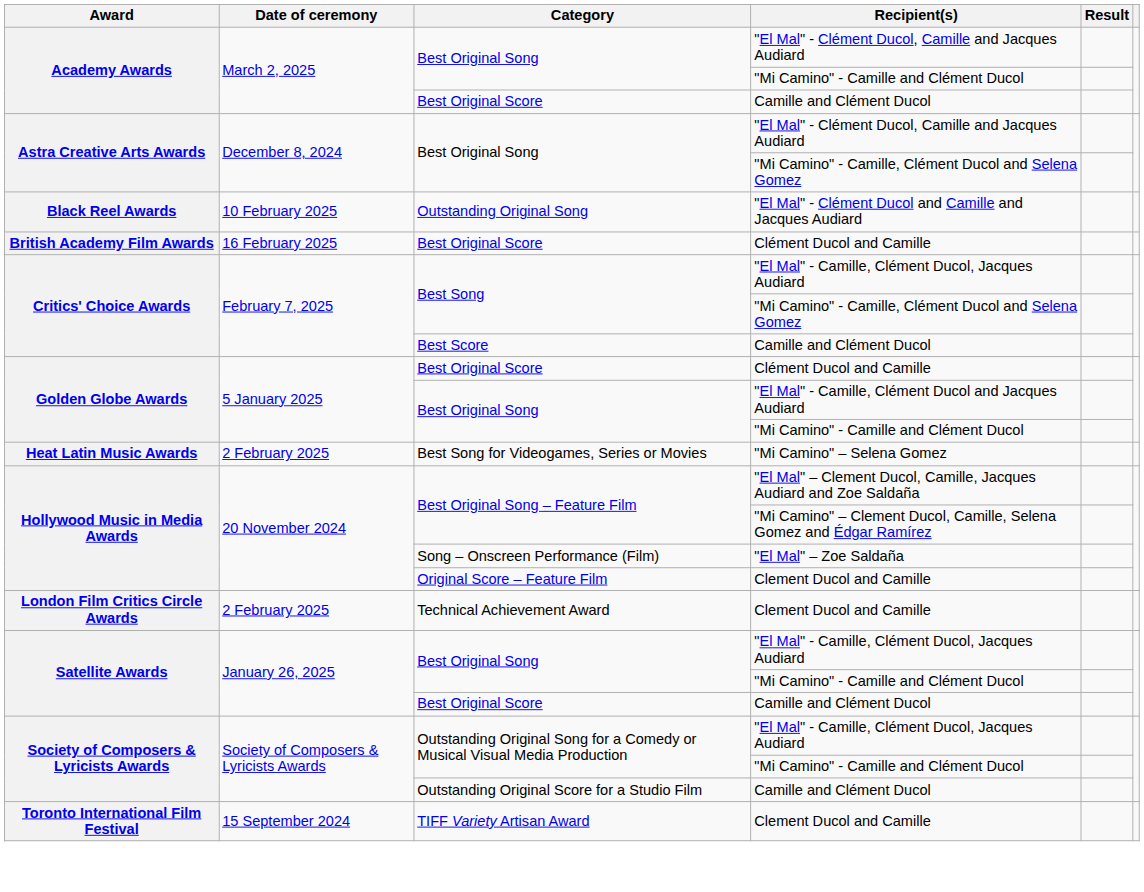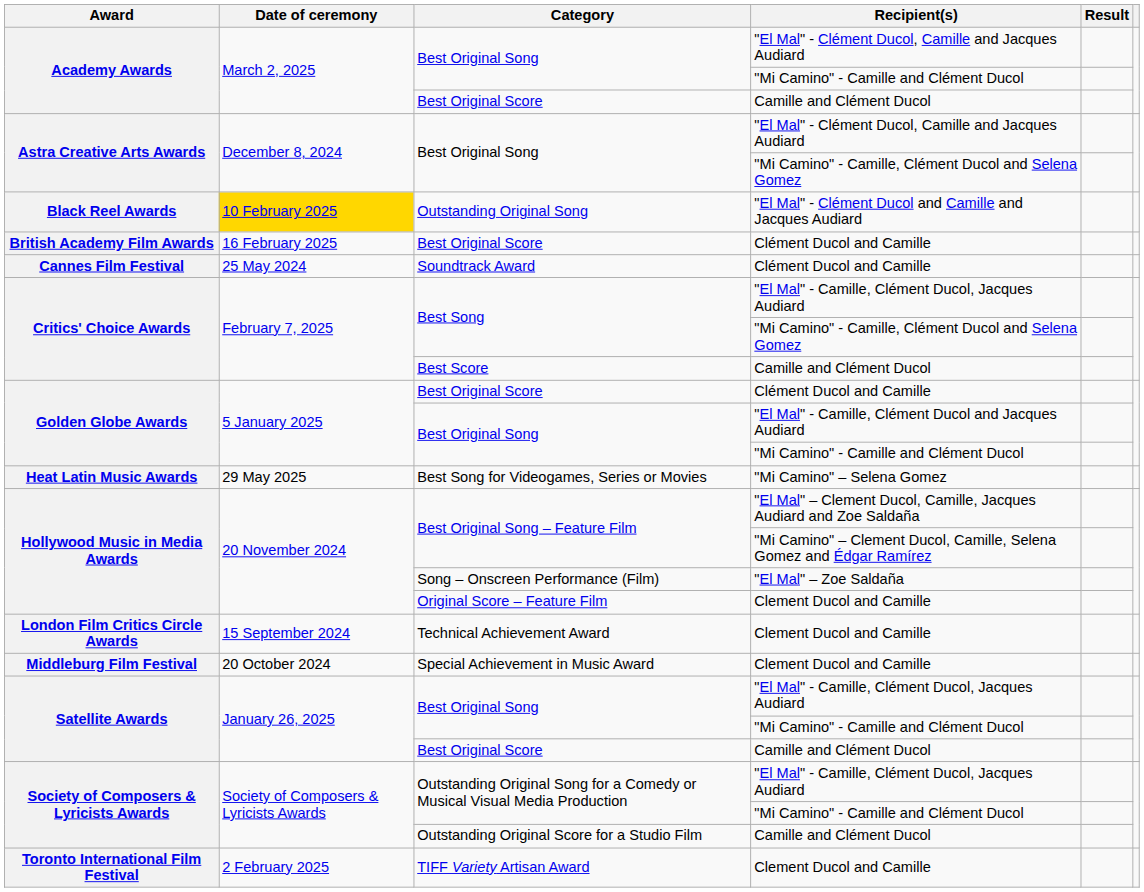(280, 211) no background -> (280, 211) gold background
+ row: (476, 266)
(276, 453) 2 February 2025 -> (264, 477) 29 May 2025
(276, 610) 2 February 2025 -> (286, 633) 15 September 2024
+ row: (536, 664)
(286, 821) 15 September 2024 -> (276, 867) 2 February 2025
